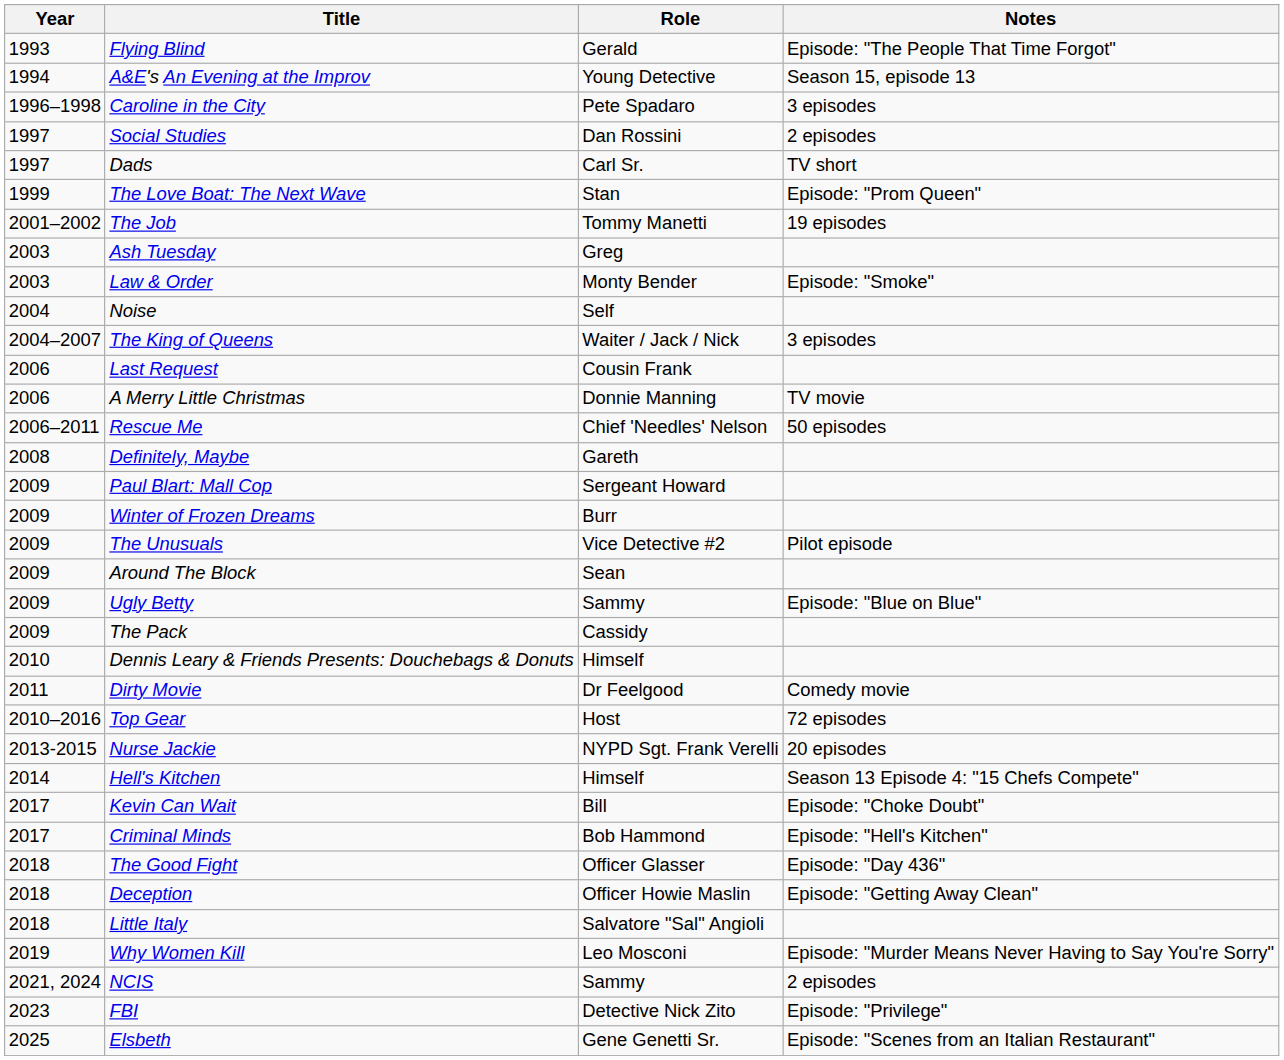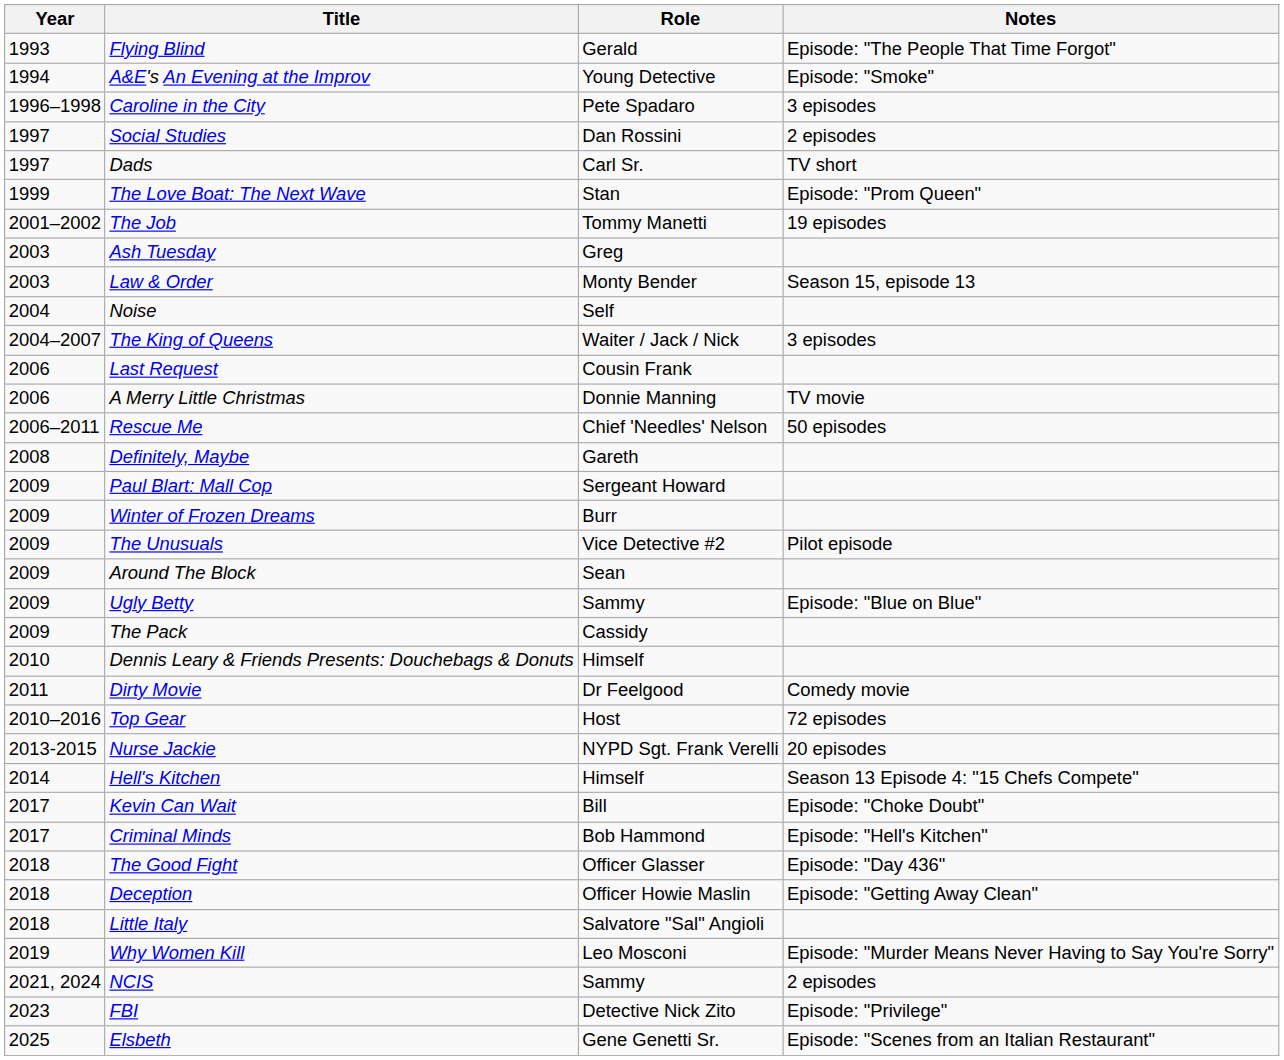(881, 77) Season 15, episode 13 -> (861, 77) Episode: "Smoke"
(861, 281) Episode: "Smoke" -> (881, 281) Season 15, episode 13
